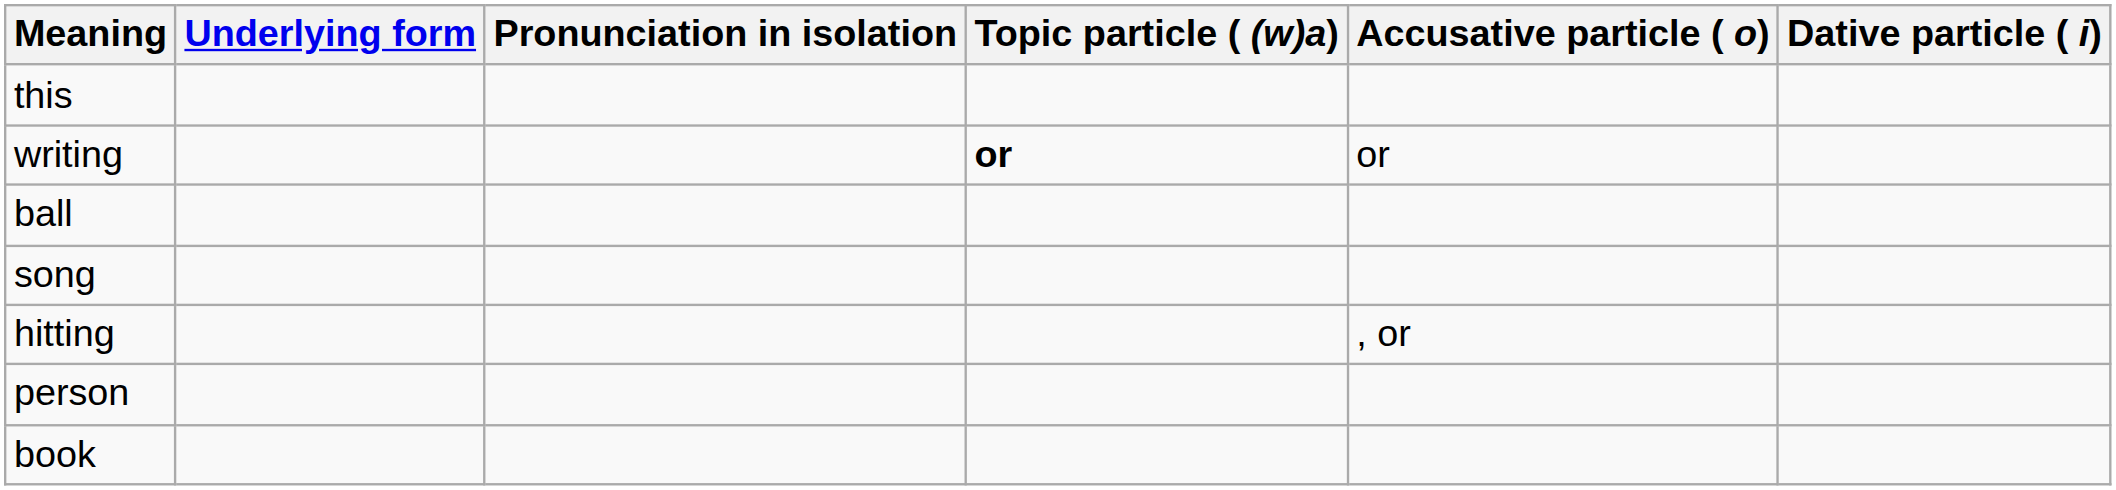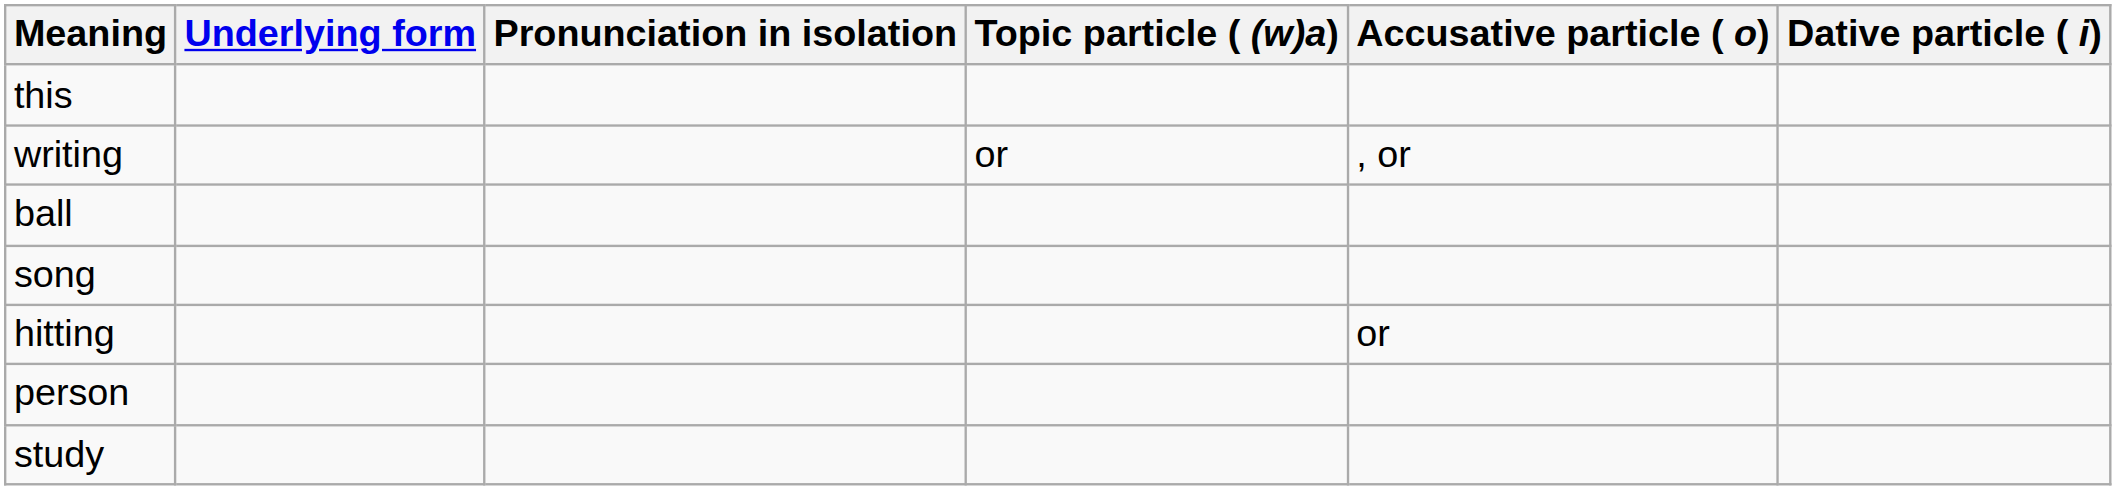(993, 154) bold -> (991, 154) normal
(1373, 154) or -> (1384, 154) , or
(1384, 333) , or -> (1373, 333) or
+ row: (59, 453)
- row: (55, 453)
